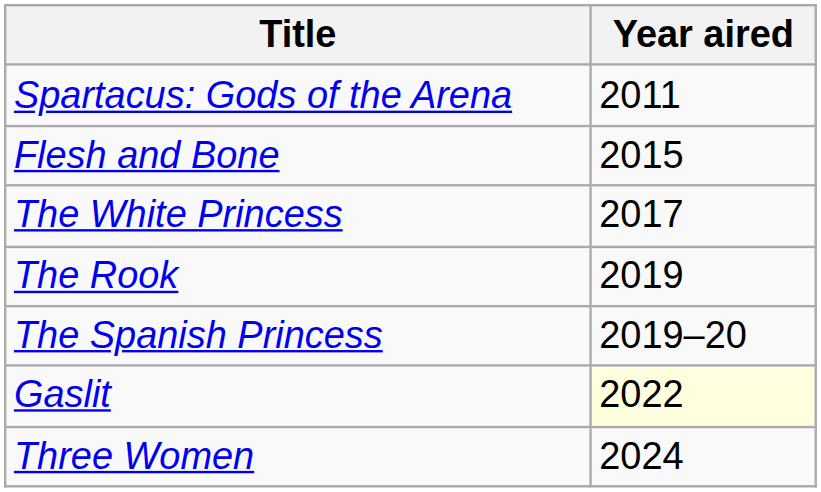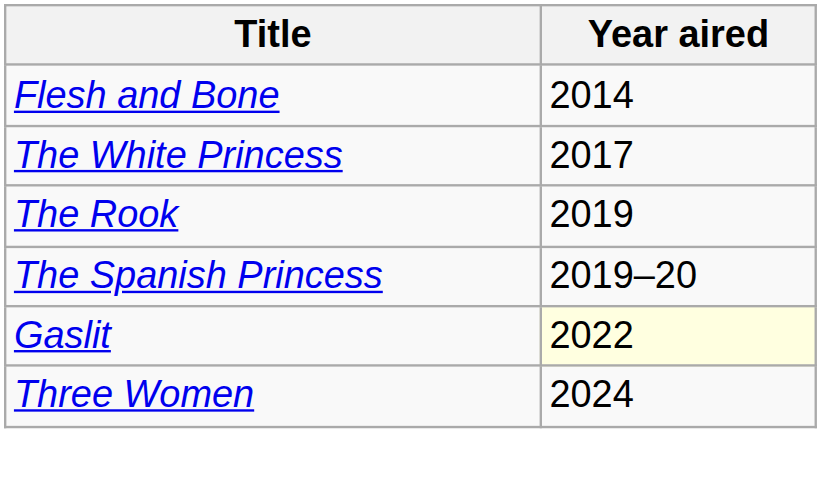- row: (263, 94)
(641, 154) 2015 -> (592, 94) 2014
